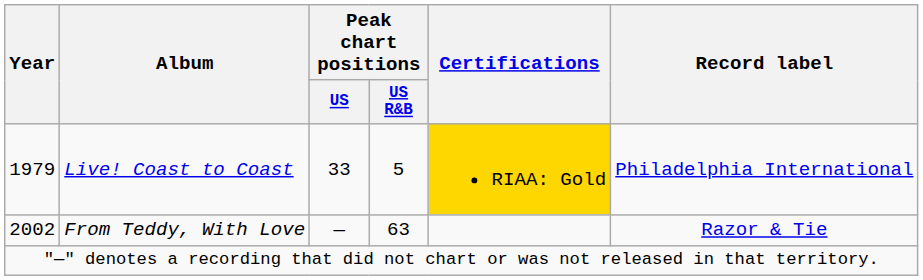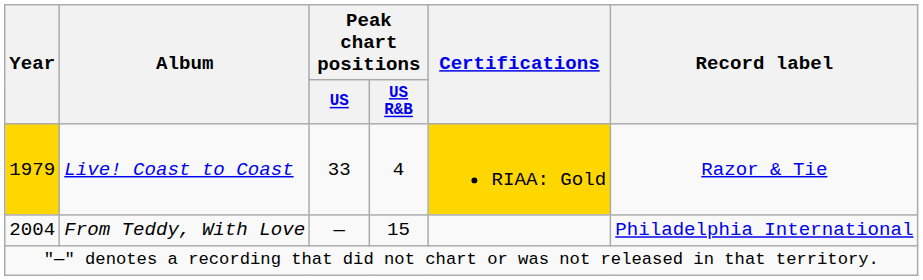(32, 169) no background -> (32, 169) gold background
(399, 169) 5 -> (399, 169) 4
(764, 169) Philadelphia International -> (764, 169) Razor & Tie
(32, 230) 2002 -> (32, 230) 2004
(399, 230) 63 -> (399, 230) 15
(764, 230) Razor & Tie -> (764, 230) Philadelphia International
